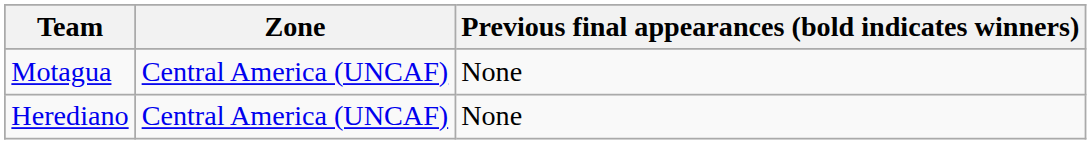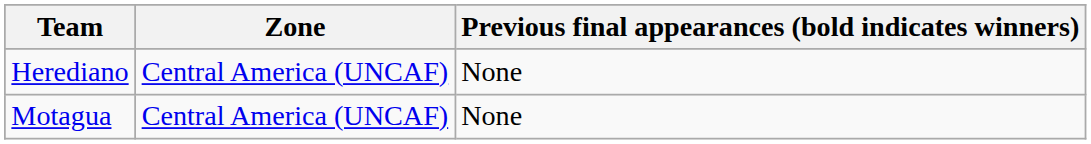rows swapped: (70, 116) <-> (61, 71)
